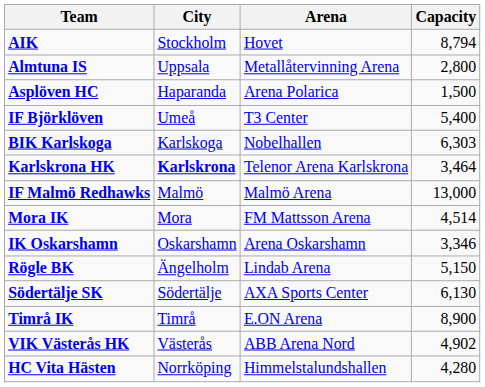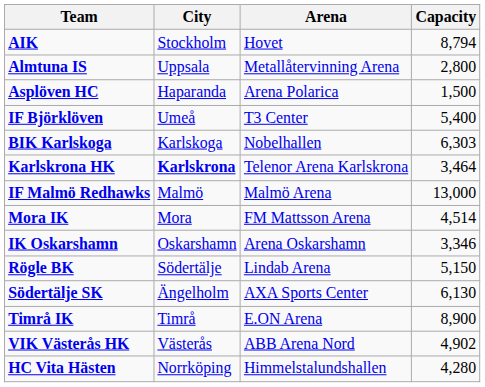(193, 268) Ängelholm -> (190, 268) Södertälje
(190, 293) Södertälje -> (193, 293) Ängelholm
